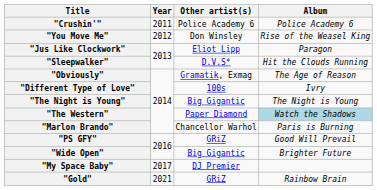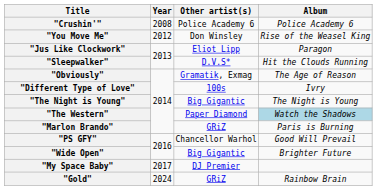(162, 24) 2011 -> (162, 24) 2008
(216, 127) Chancellor Warhol -> (216, 127) GRiZ
(216, 140) GRiZ -> (216, 140) Chancellor Warhol
(162, 179) 2021 -> (162, 179) 2024
